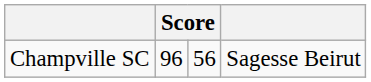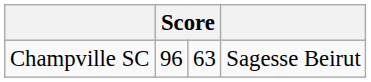(204, 58) 56 -> (204, 58) 63
